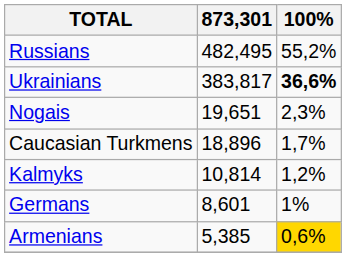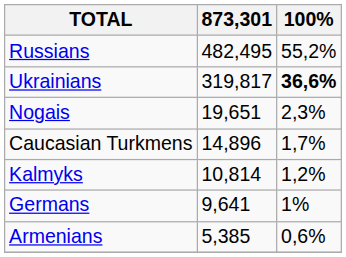(237, 81) 383,817 -> (237, 81) 319,817
(231, 143) 18,896 -> (231, 143) 14,896
(226, 205) 8,601 -> (226, 205) 9,641
(303, 236) gold background -> (303, 236) no background
